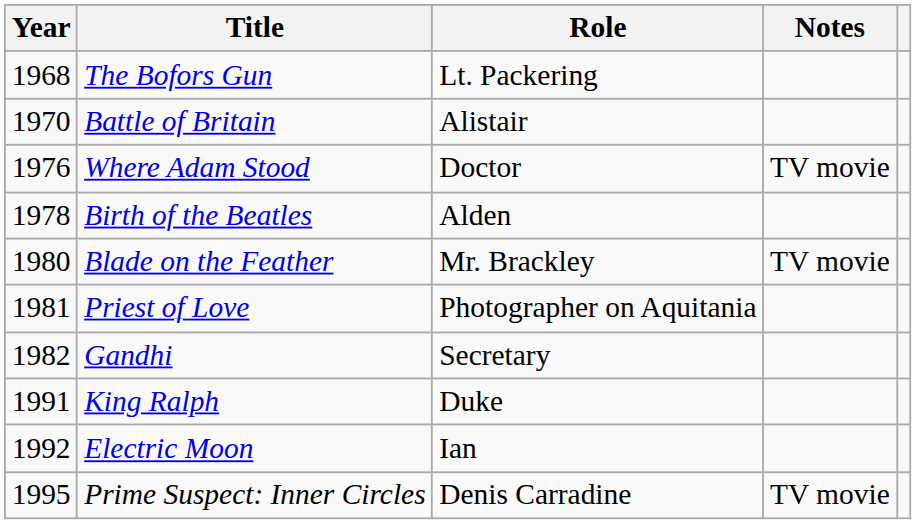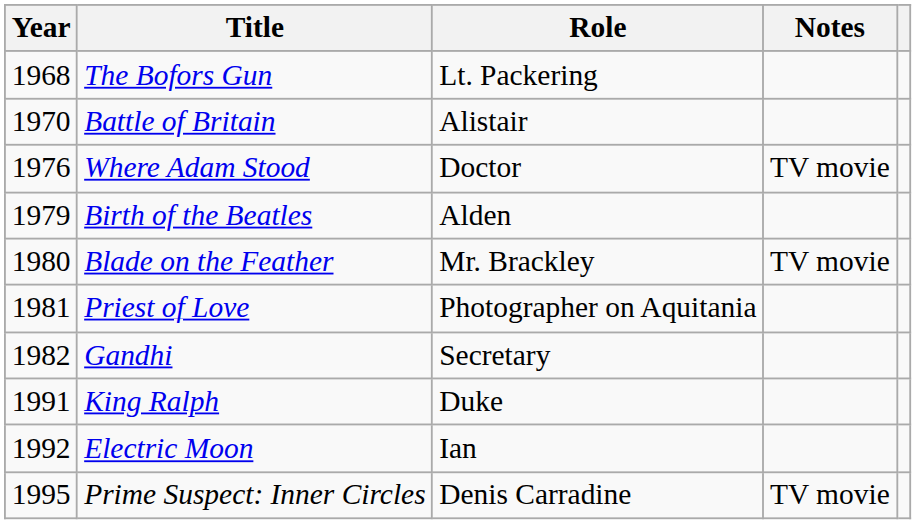(41, 214) 1978 -> (41, 214) 1979
